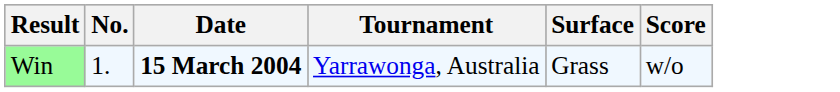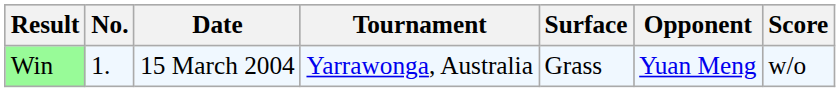+ column: (698, 24)
(221, 65) bold -> (217, 65) normal
